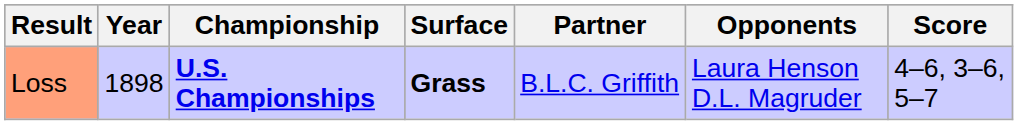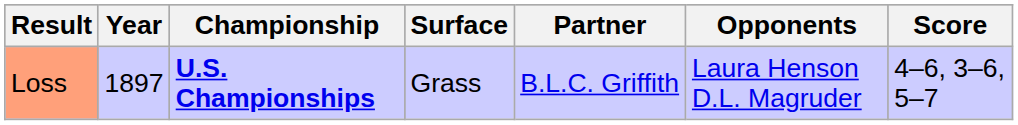(134, 82) 1898 -> (134, 82) 1897
(448, 82) bold -> (446, 82) normal
